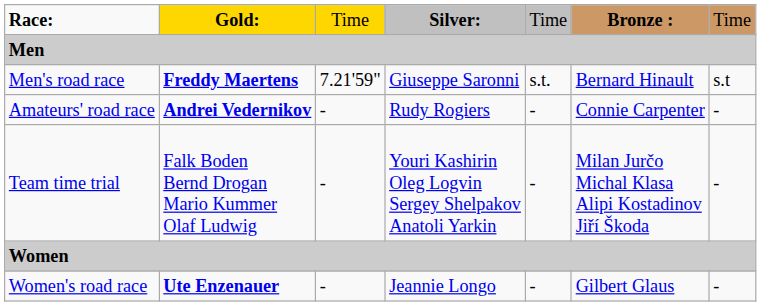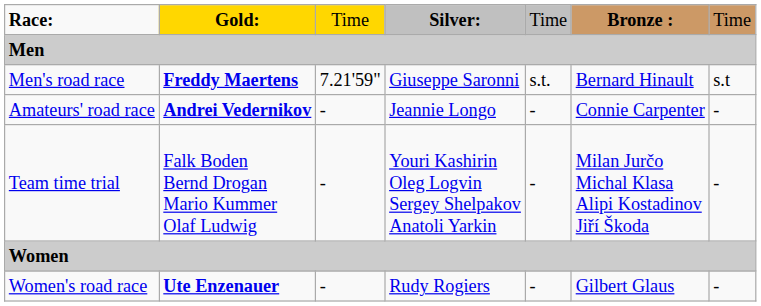(440, 109) Rudy Rogiers -> (443, 109) Jeannie Longo
(443, 286) Jeannie Longo -> (440, 286) Rudy Rogiers
